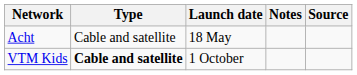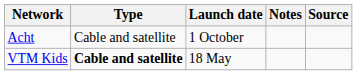(210, 37) 18 May -> (216, 37) 1 October
(216, 59) 1 October -> (210, 59) 18 May
